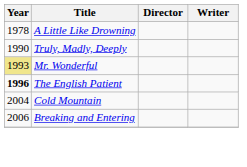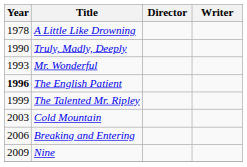(18, 65) khaki background -> (18, 65) no background
+ row: (87, 100)
(18, 100) 2004 -> (18, 118) 2003
+ row: (44, 153)
